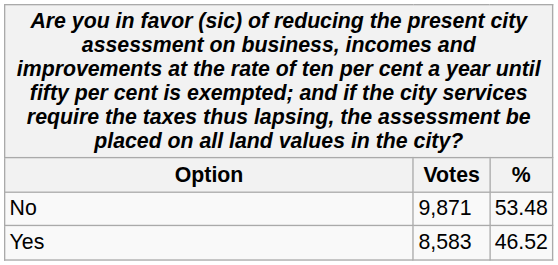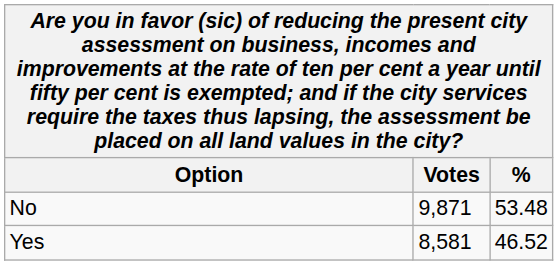(445, 242) 8,583 -> (445, 242) 8,581
